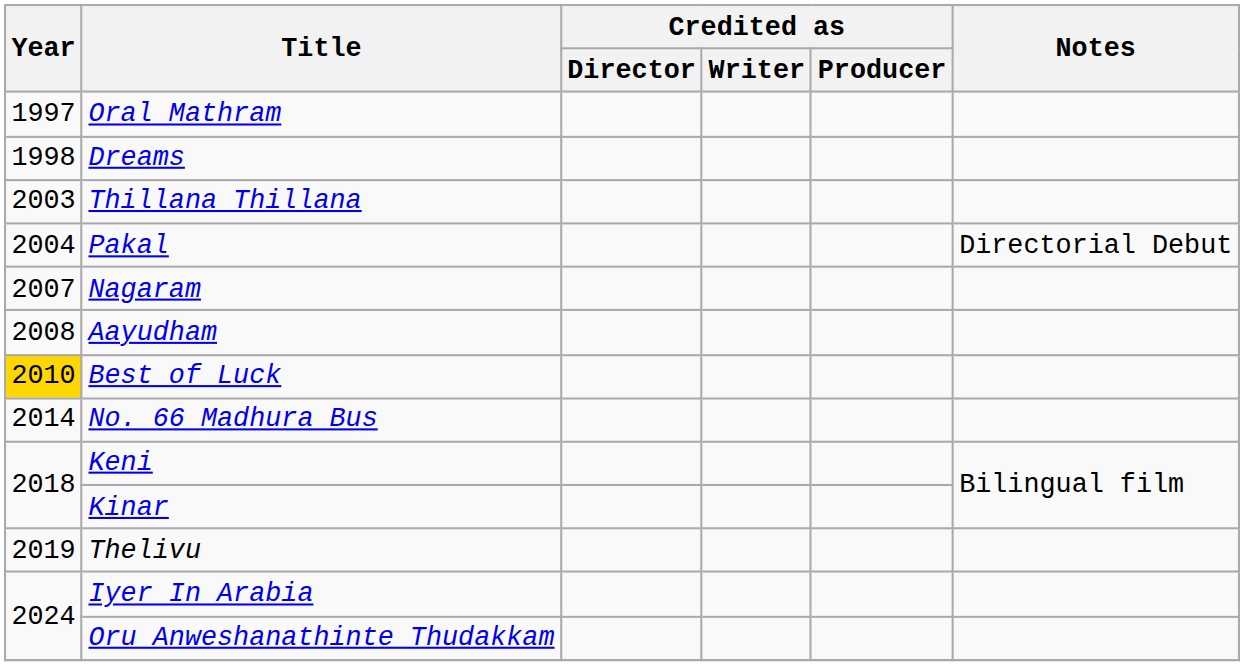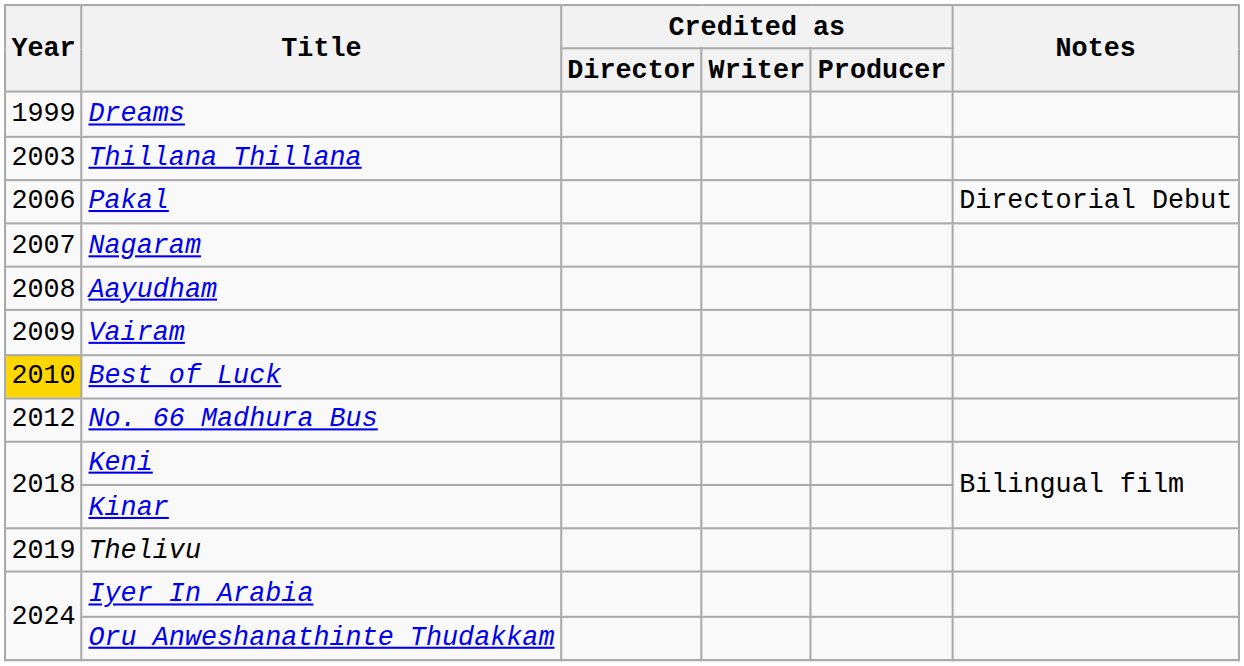- row: (185, 114)
(44, 158) 1998 -> (44, 114) 1999
(44, 245) 2004 -> (44, 201) 2006
+ row: (137, 332)
(44, 420) 2014 -> (44, 420) 2012
